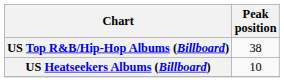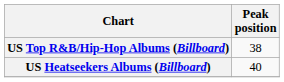(256, 67) 10 -> (256, 67) 40
